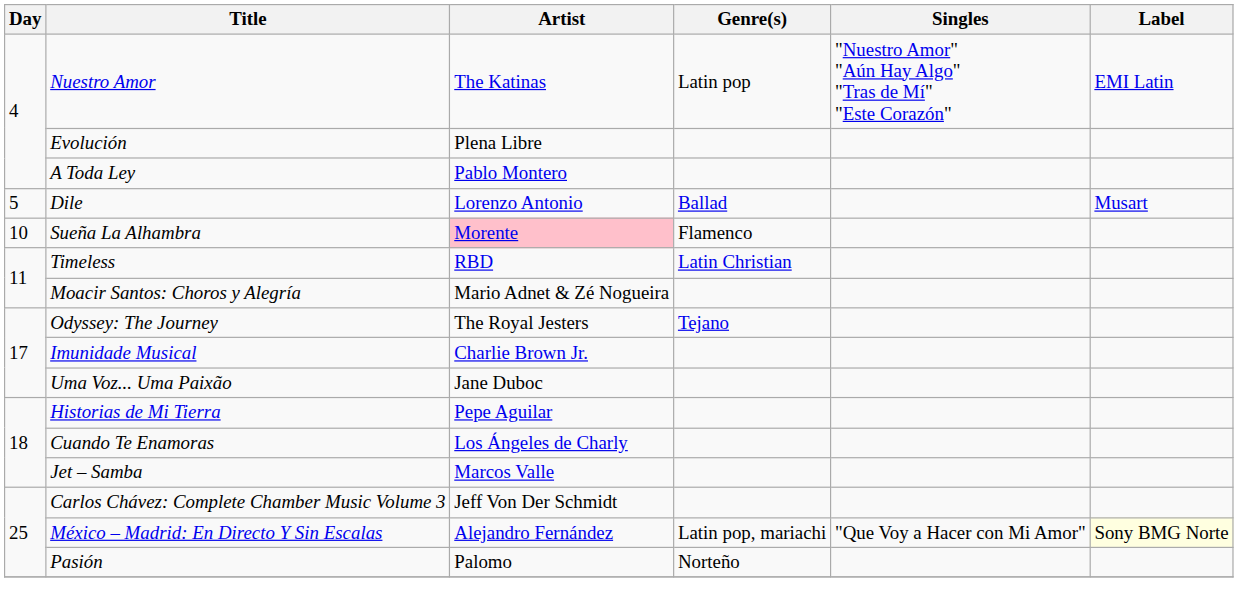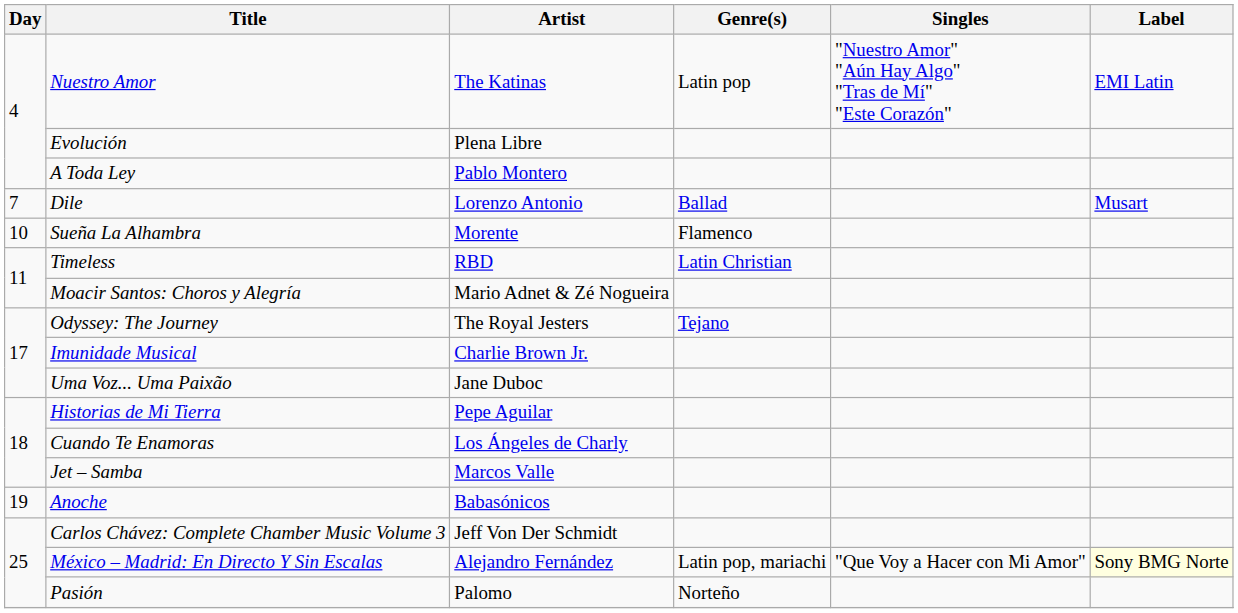(14, 202) 5 -> (14, 202) 7
(486, 232) pink background -> (486, 232) no background
+ row: (78, 502)
